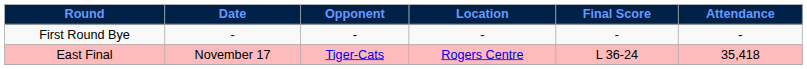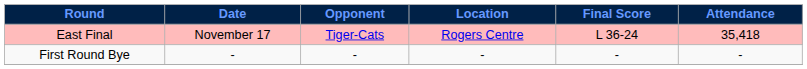rows swapped: (85, 34) <-> (85, 54)
